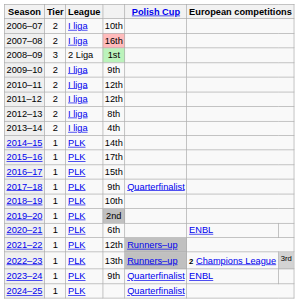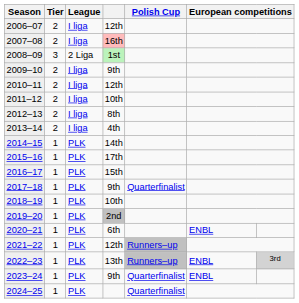(114, 26) 10th -> (114, 26) 12th
(114, 99) 12th -> (114, 99) 10th
(233, 260) 2 Champions League -> (201, 260) ENBL
